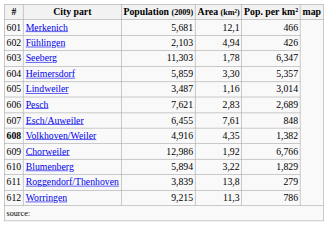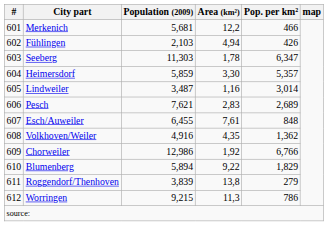(231, 27) 12,1 -> (231, 27) 12,2
(14, 136) bold -> (14, 136) normal
(287, 136) 1,382 -> (287, 136) 1,362
(231, 167) 3,22 -> (231, 167) 9,22
